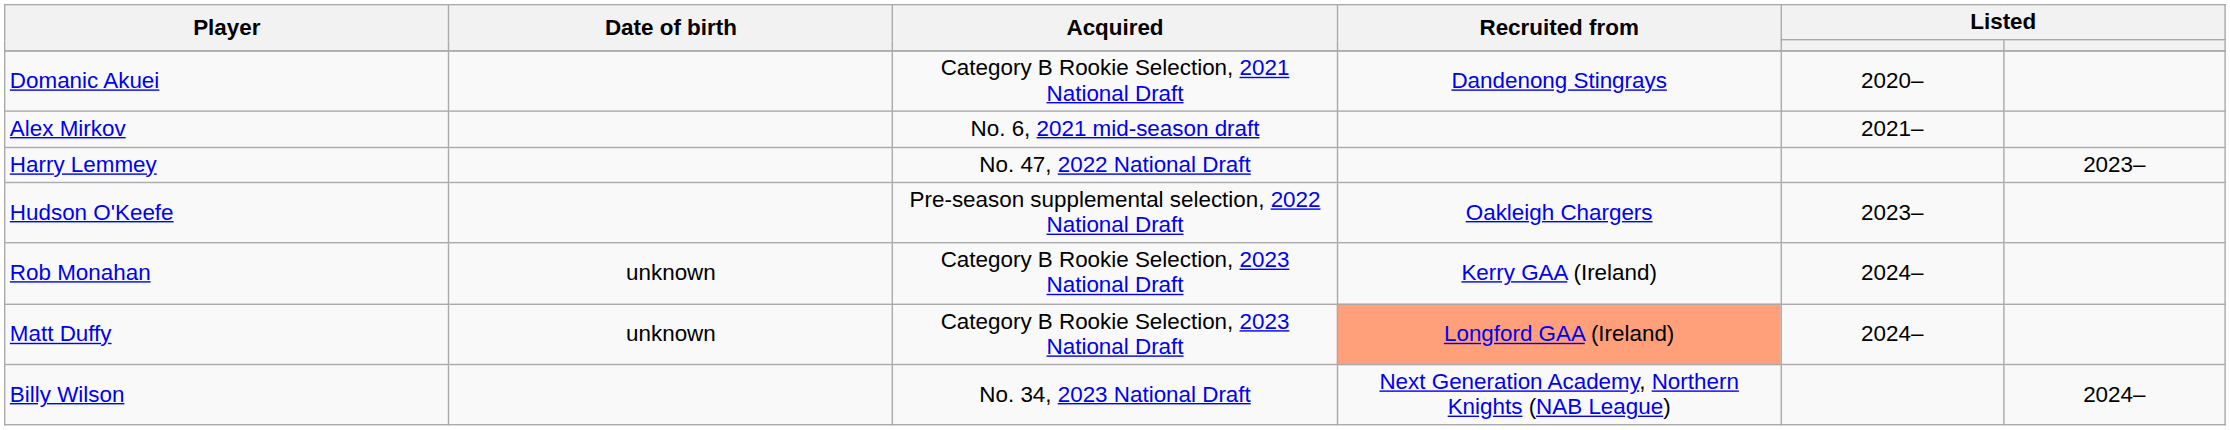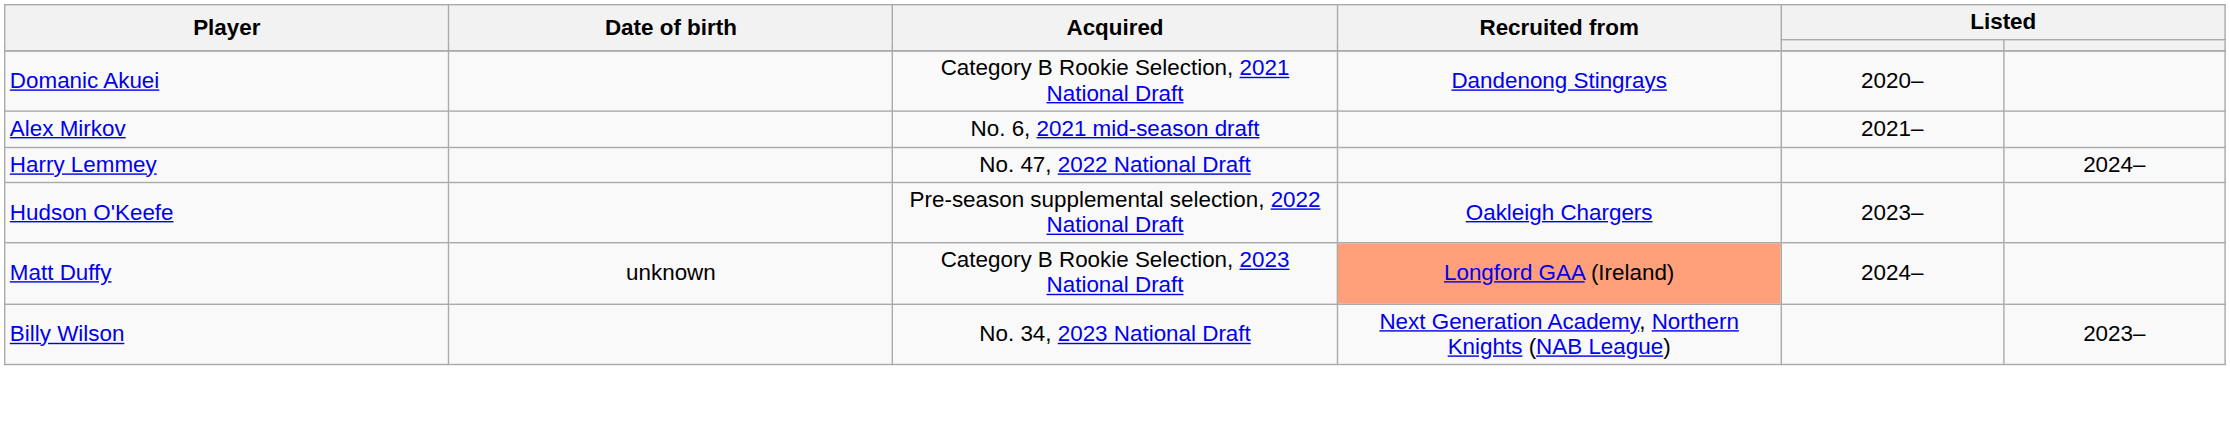(2114, 164) 2023– -> (2114, 164) 2024–
- row: (80, 273)
(2114, 394) 2024– -> (2114, 333) 2023–
